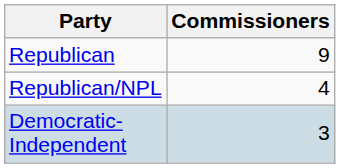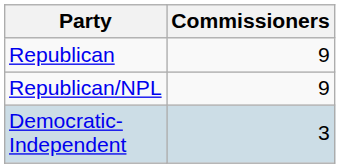(324, 88) 4 -> (324, 88) 9
